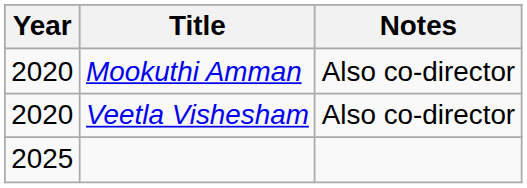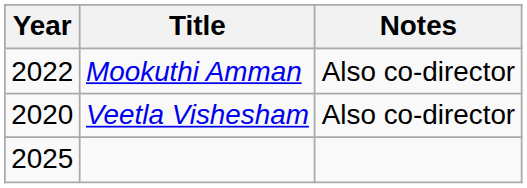(42, 70) 2020 -> (42, 70) 2022
